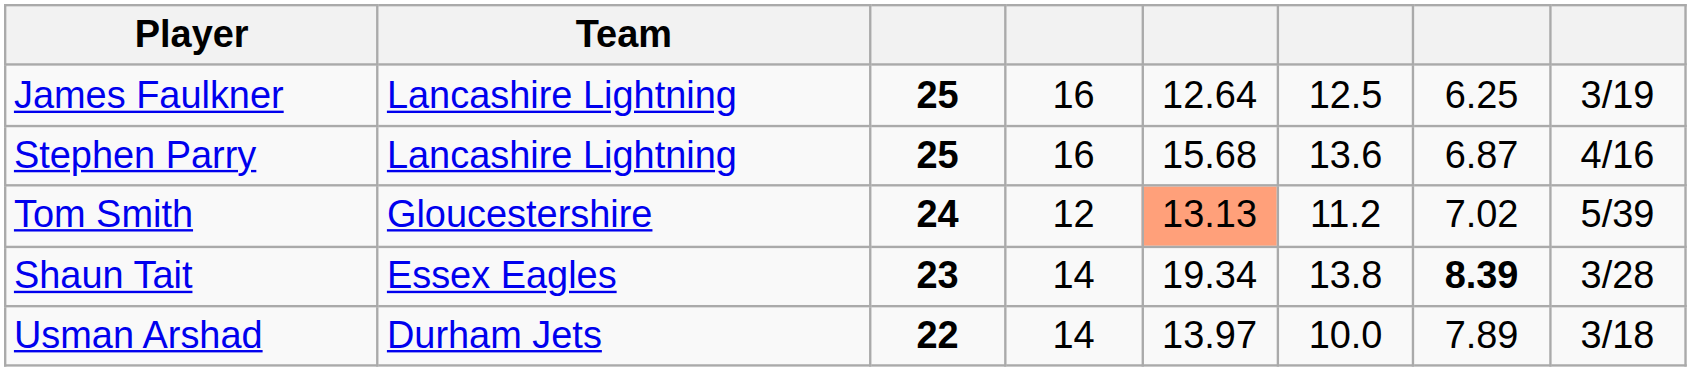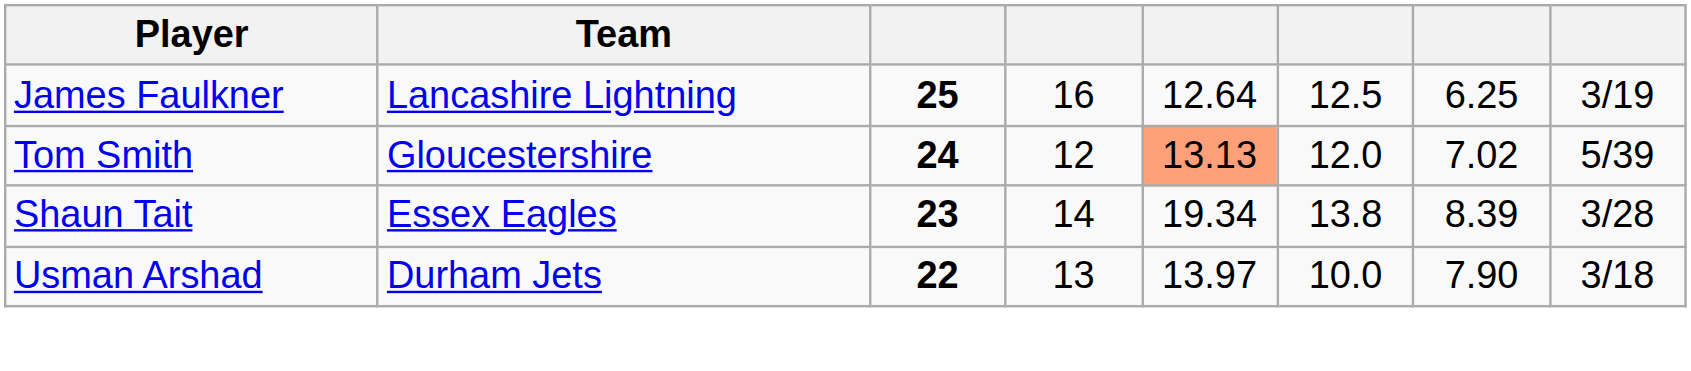- row: (135, 154)
(1346, 214) 11.2 -> (1346, 154) 12.0
(1482, 275) bold -> (1482, 214) normal
(1074, 335) 14 -> (1074, 275) 13
(1482, 335) 7.89 -> (1482, 275) 7.90
